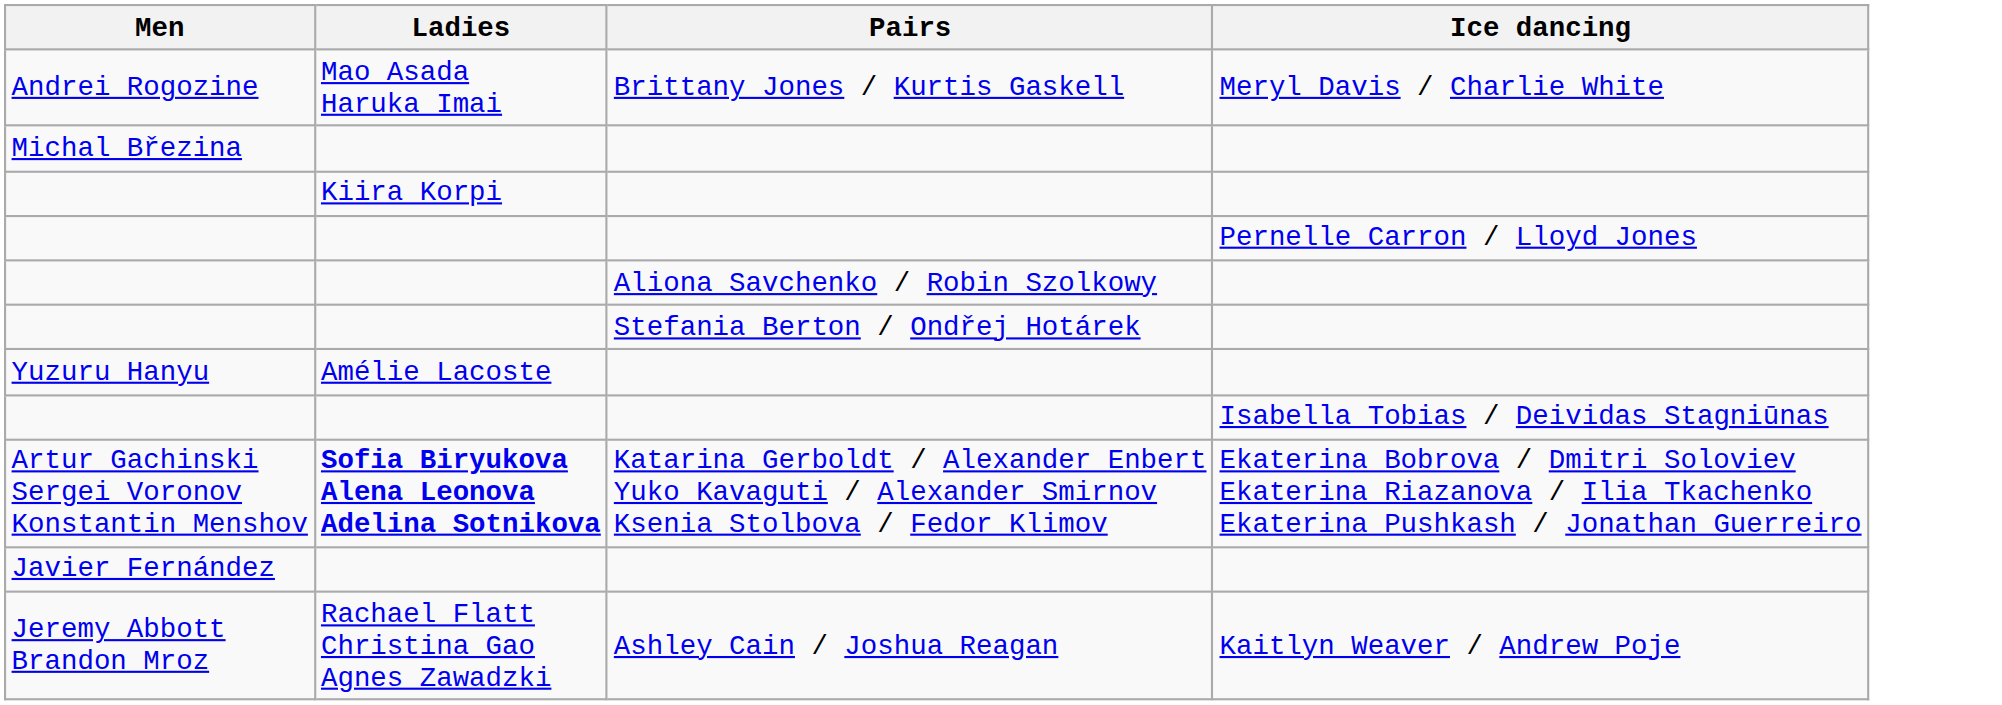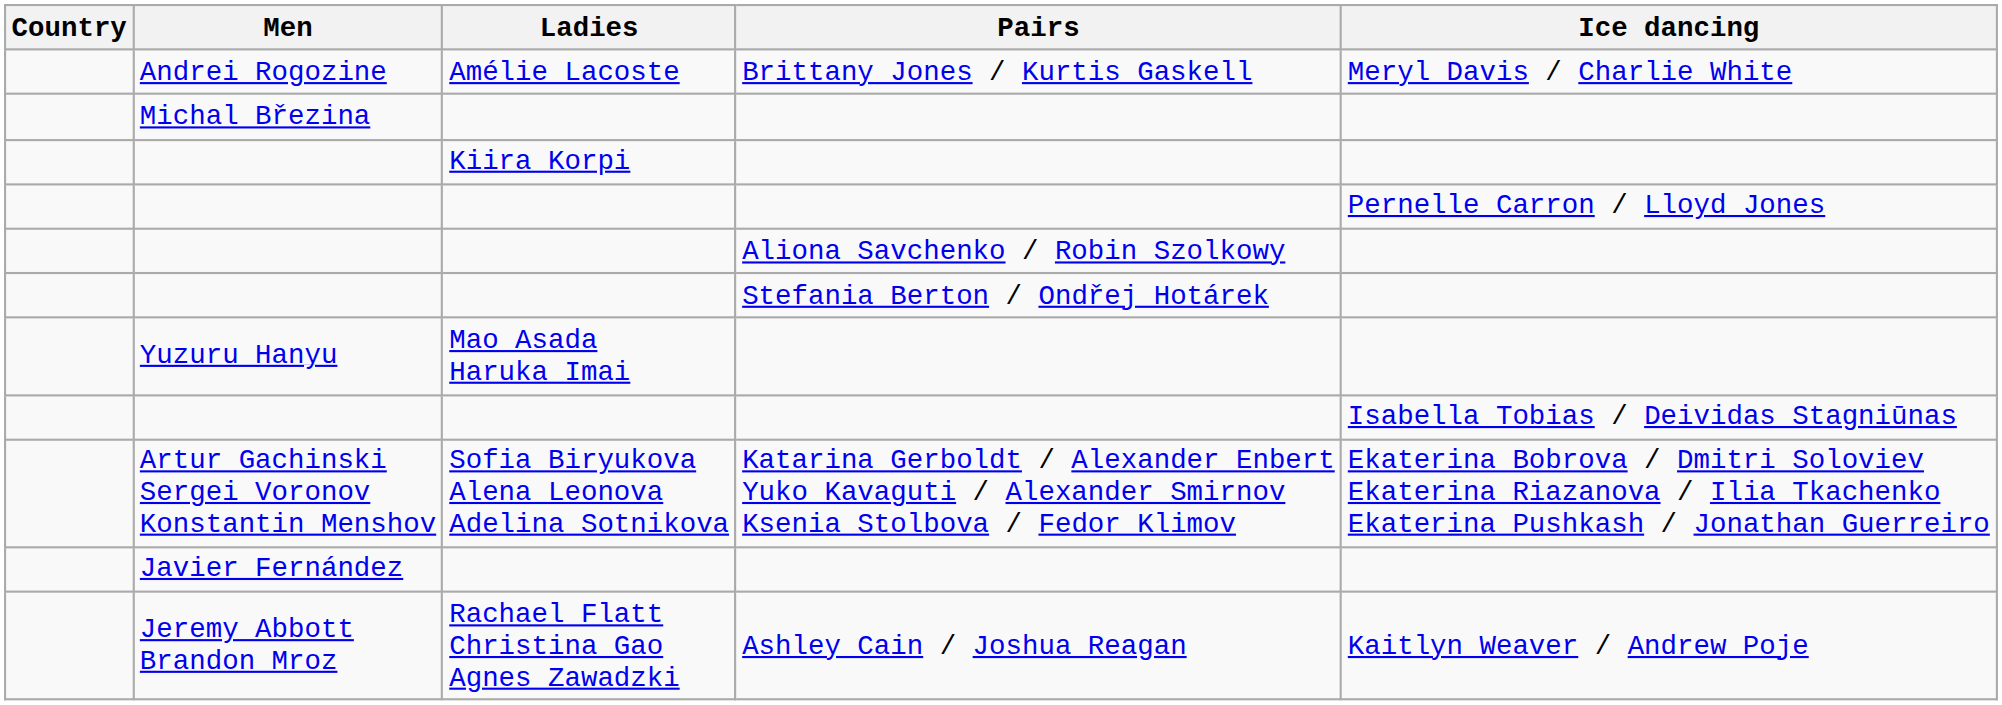+ column: (69, 27)
(412, 88) Mao Asada Haruka Imai -> (564, 72) Amélie Lacoste
(436, 372) Amélie Lacoste -> (540, 356) Mao Asada Haruka Imai
(461, 493) bold -> (589, 493) normal
